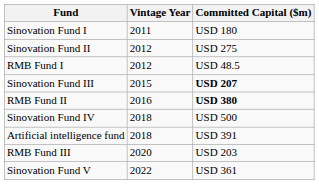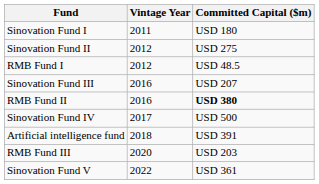(141, 83) 2015 -> (141, 83) 2016
(216, 83) bold -> (216, 83) normal
(141, 118) 2018 -> (141, 118) 2017
